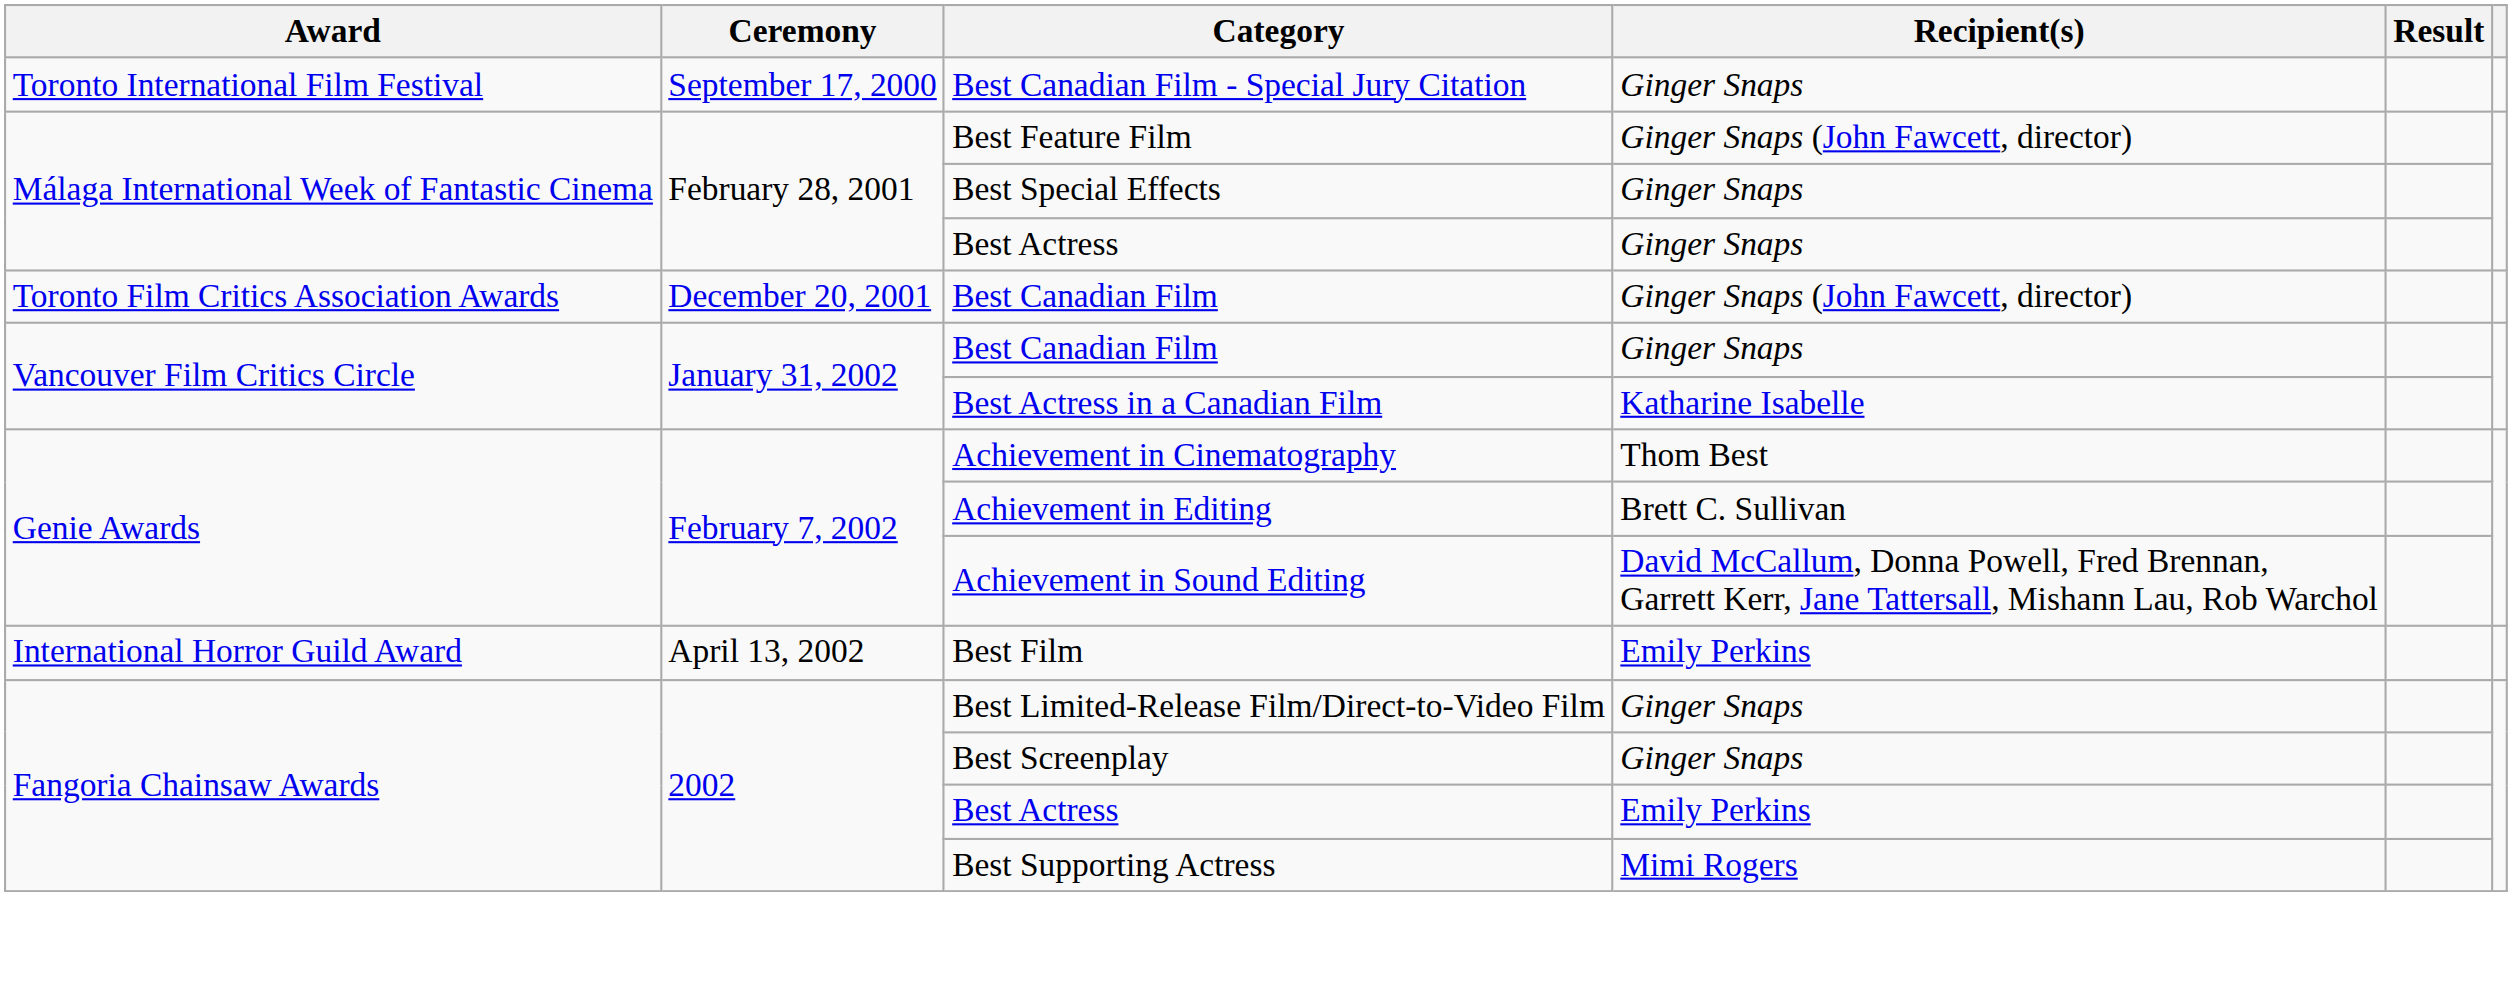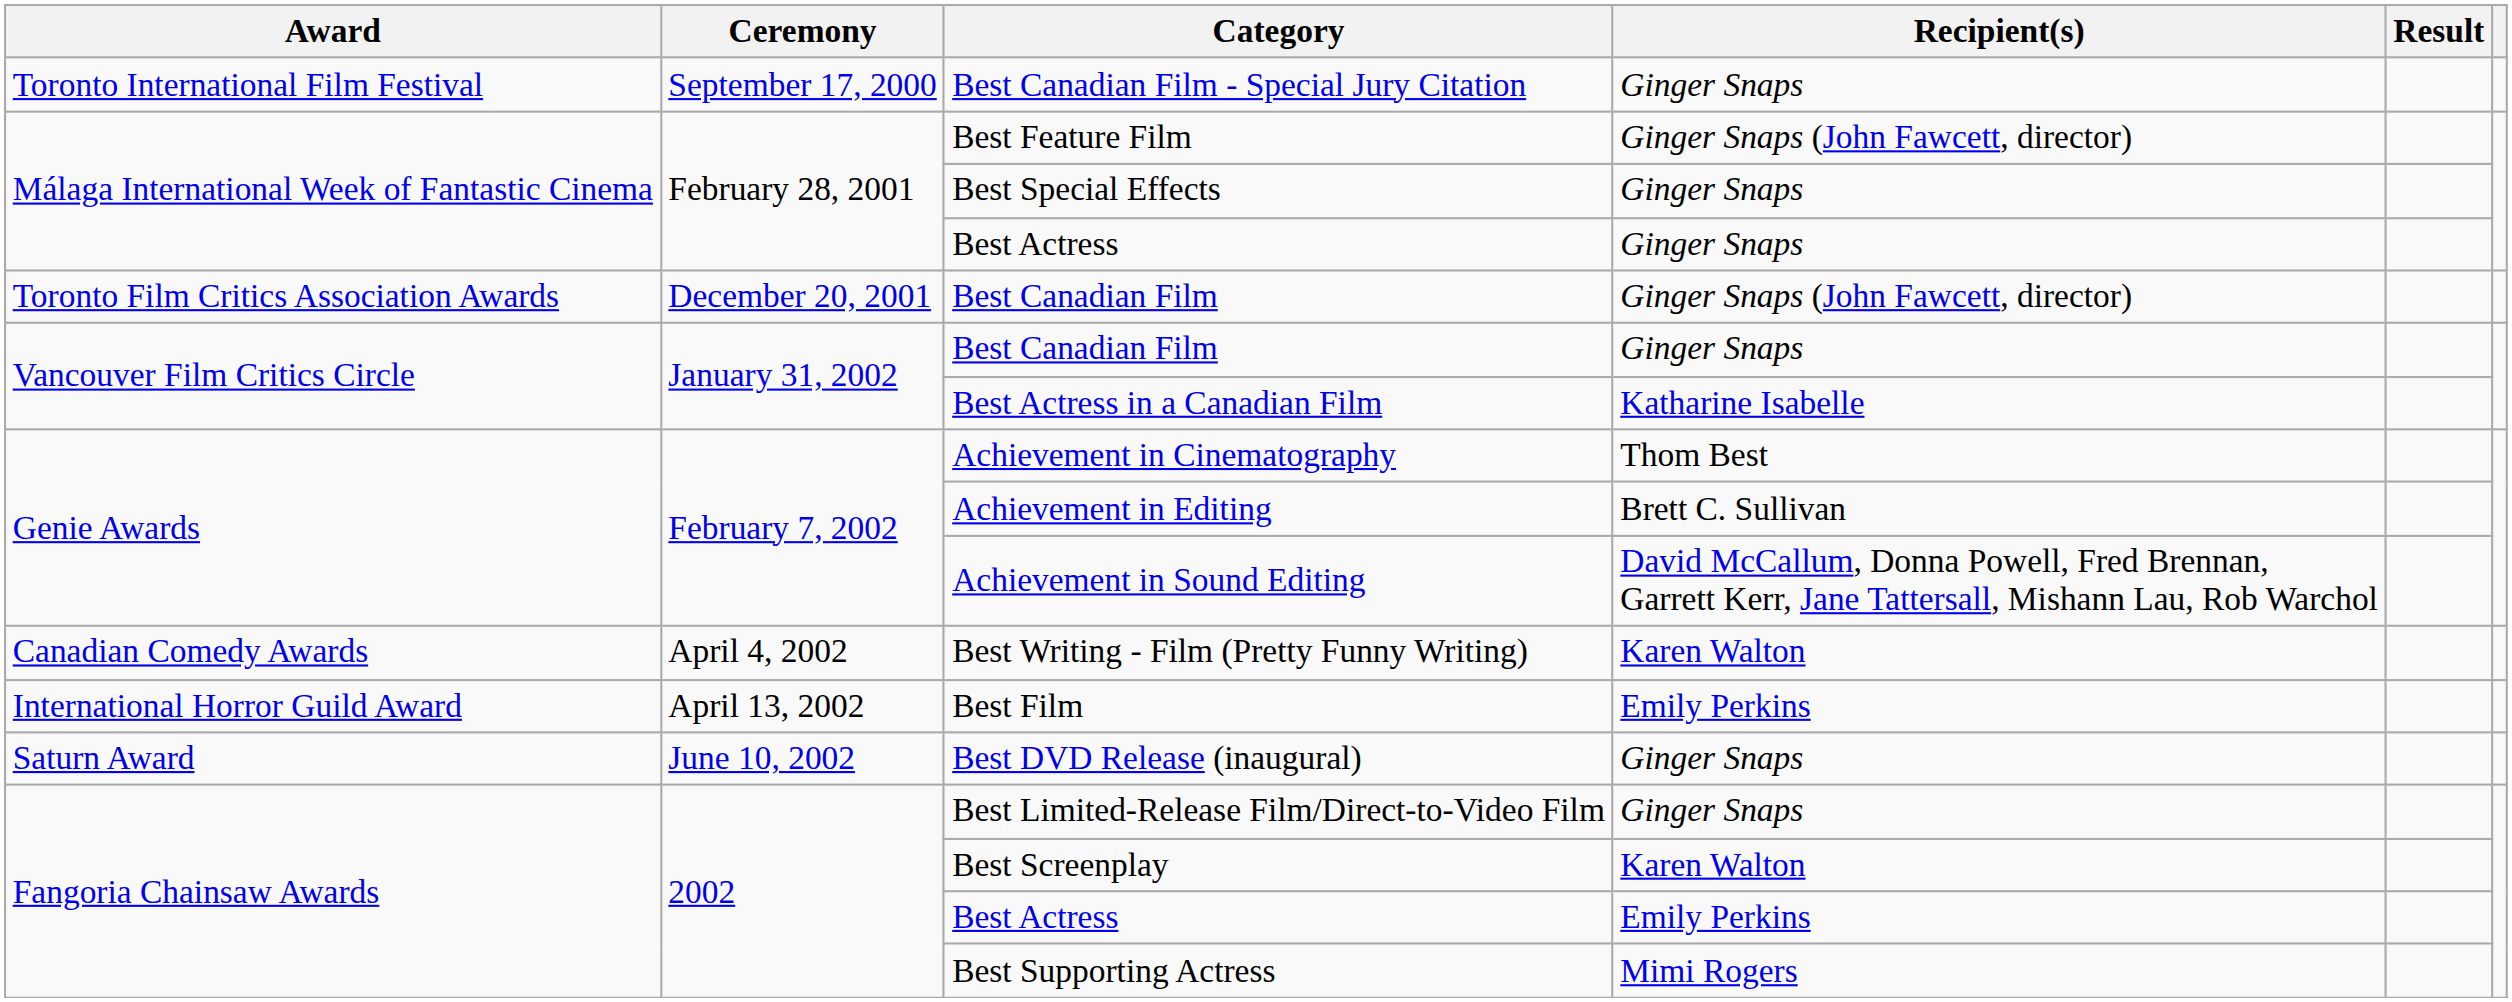+ row: (190, 652)
+ row: (104, 758)
(1712, 758) Ginger Snaps -> (1713, 864) Karen Walton
